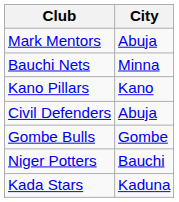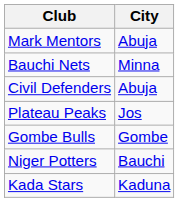- row: (49, 88)
+ row: (57, 112)
